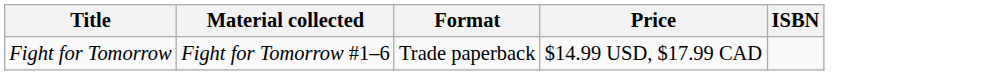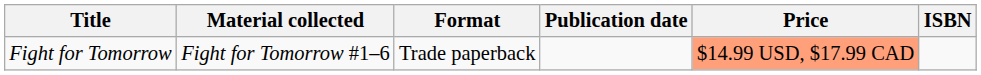+ column: (616, 20)
(653, 53) no background -> (806, 53) lightsalmon background
